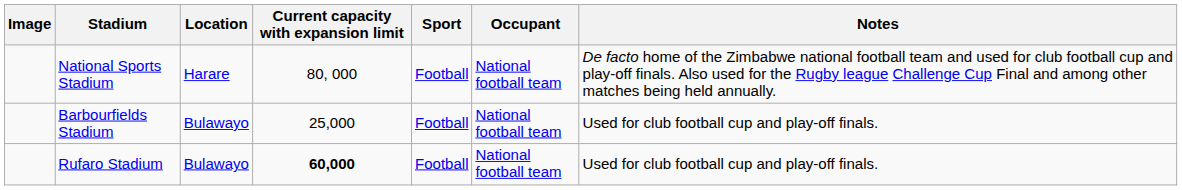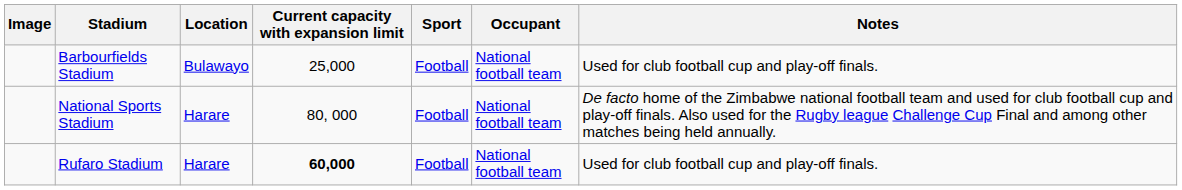rows swapped: (103, 123) <-> (110, 74)
(216, 164) Bulawayo -> (207, 164) Harare
